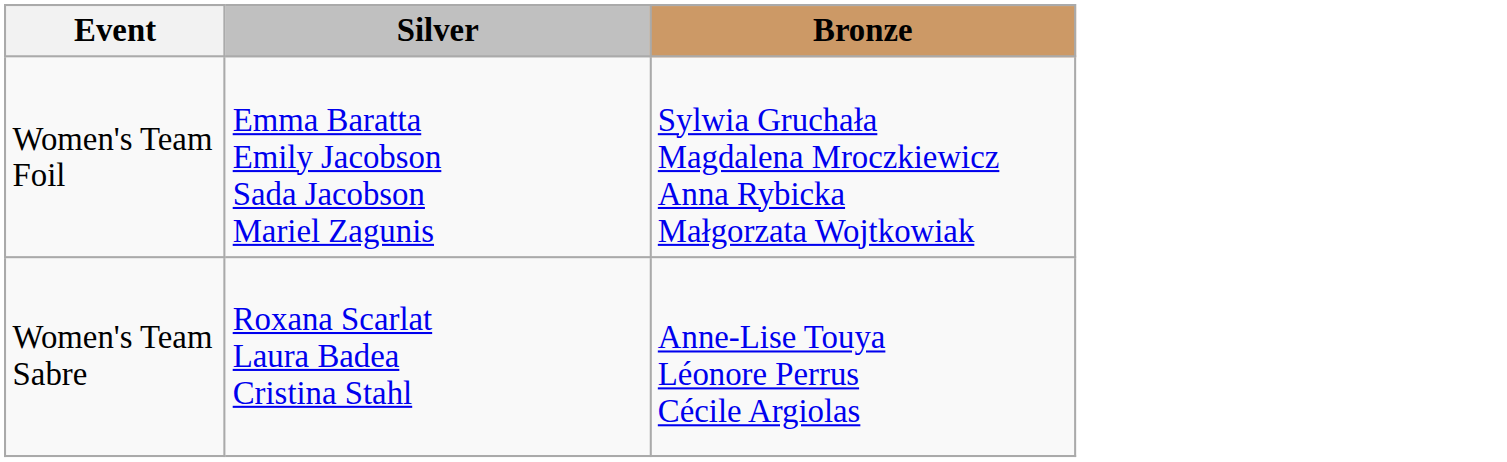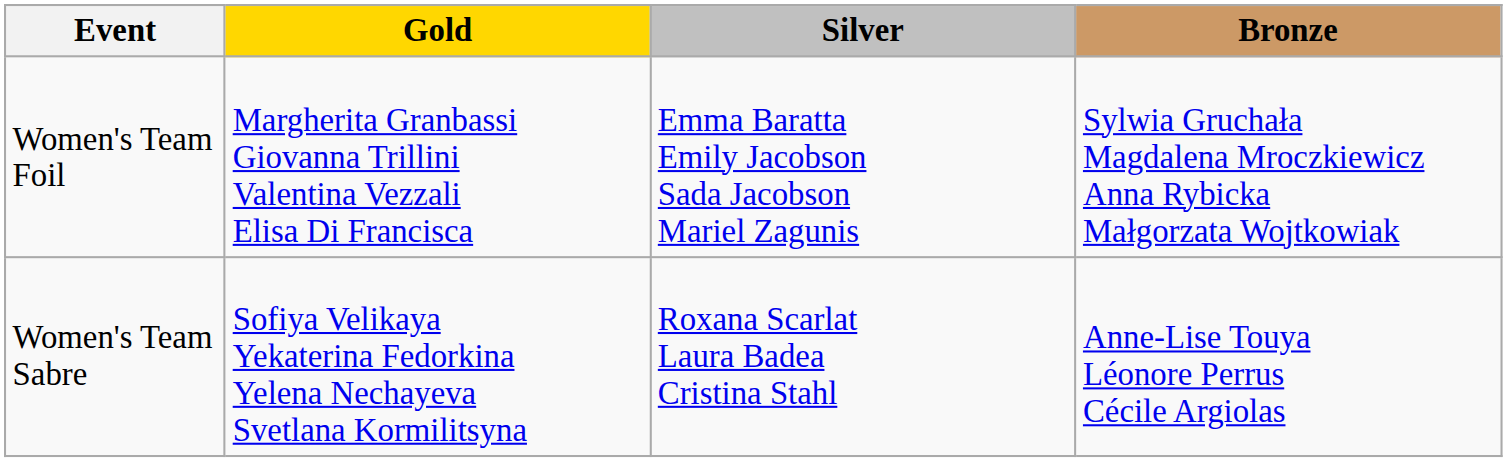+ column: (438, 30)
